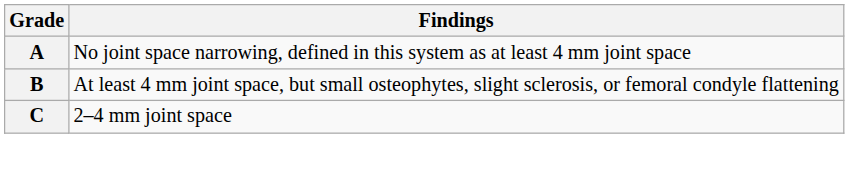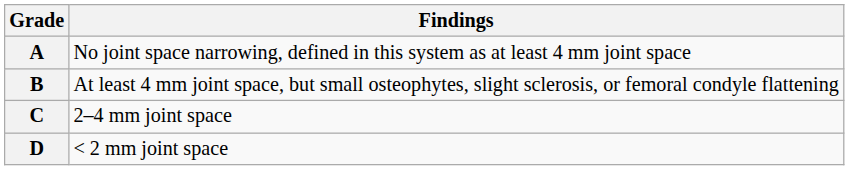+ row: (37, 148)
